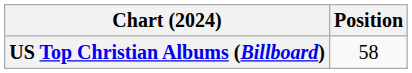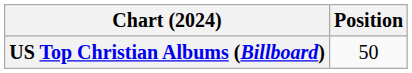(369, 52) 58 -> (369, 52) 50
